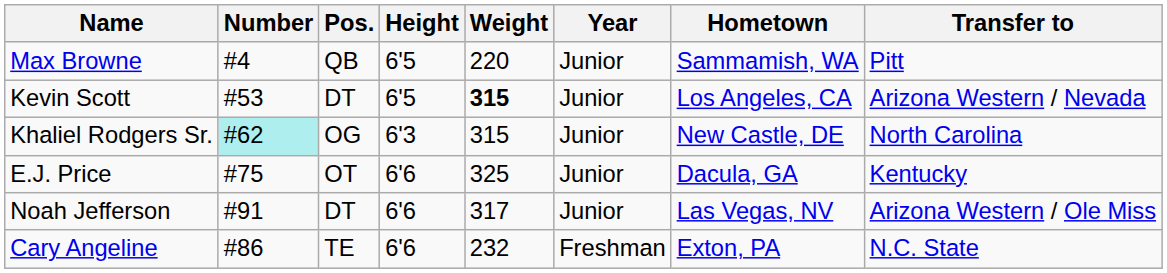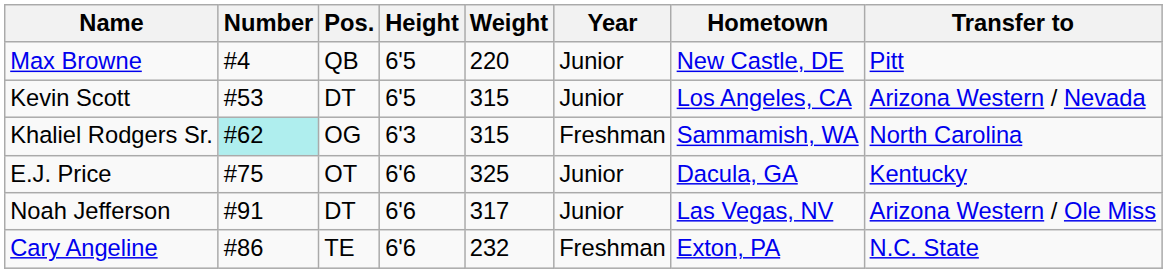(768, 60) Sammamish, WA -> (760, 60) New Castle, DE
(489, 98) bold -> (489, 98) normal
(591, 135) Junior -> (612, 135) Freshman
(760, 135) New Castle, DE -> (768, 135) Sammamish, WA
